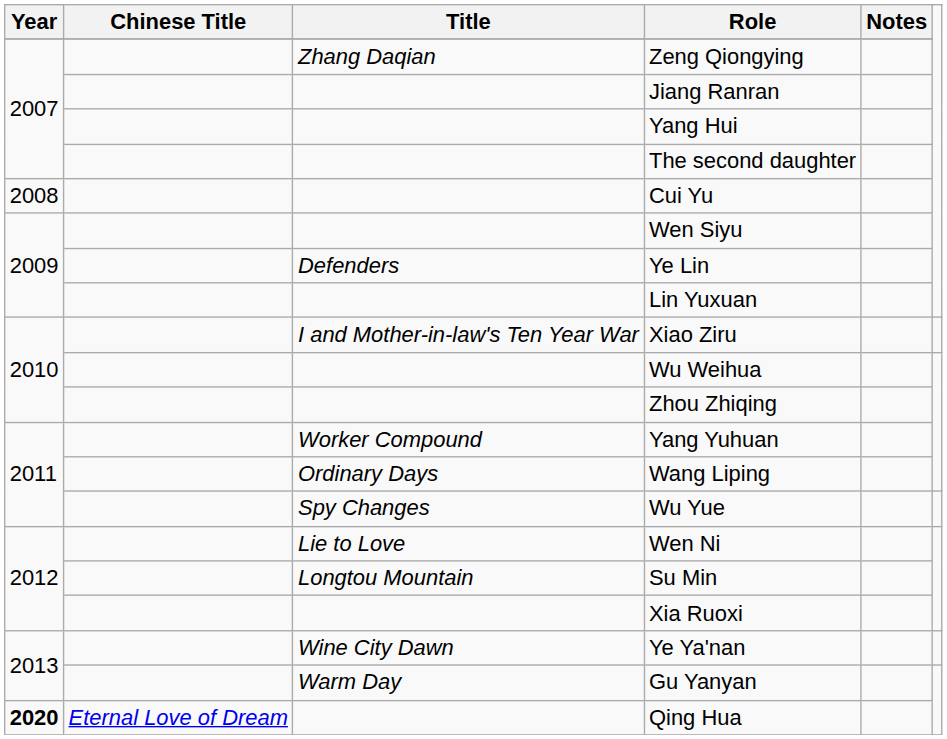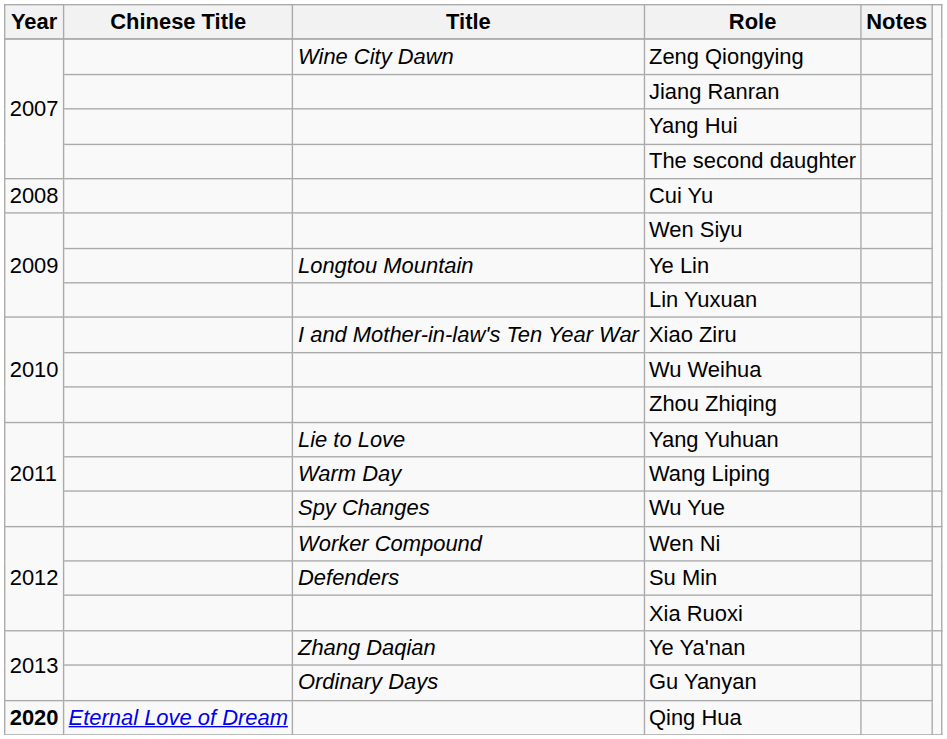(367, 56) Zhang Daqian -> (376, 56) Wine City Dawn
(349, 265) Defenders -> (386, 265) Longtou Mountain
(390, 439) Worker Compound -> (352, 439) Lie to Love
(368, 473) Ordinary Days -> (350, 473) Warm Day
(352, 543) Lie to Love -> (390, 543) Worker Compound
(386, 578) Longtou Mountain -> (349, 578) Defenders
(376, 647) Wine City Dawn -> (367, 647) Zhang Daqian
(350, 682) Warm Day -> (368, 682) Ordinary Days
